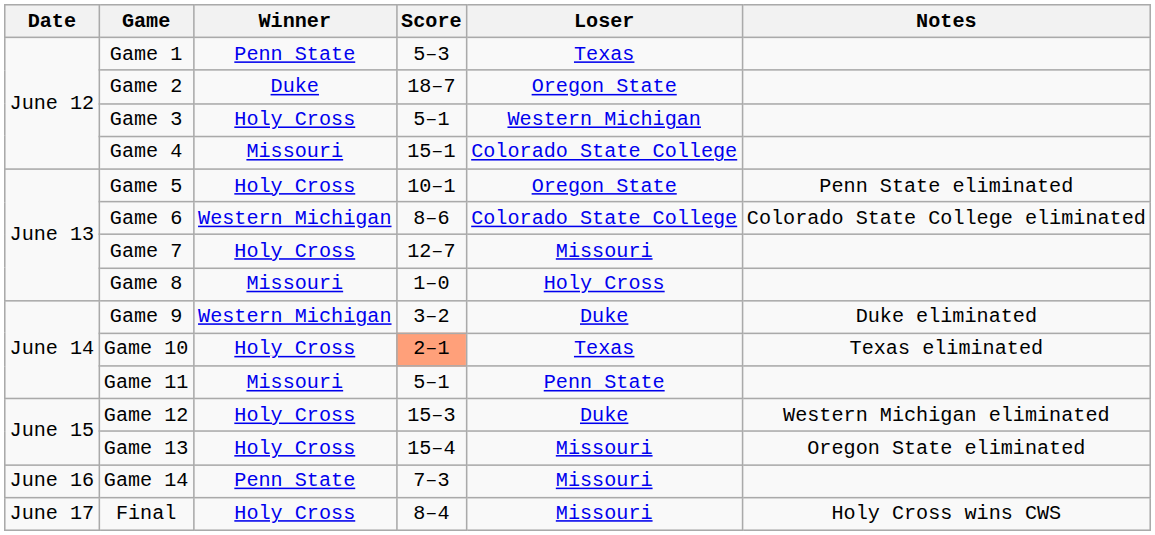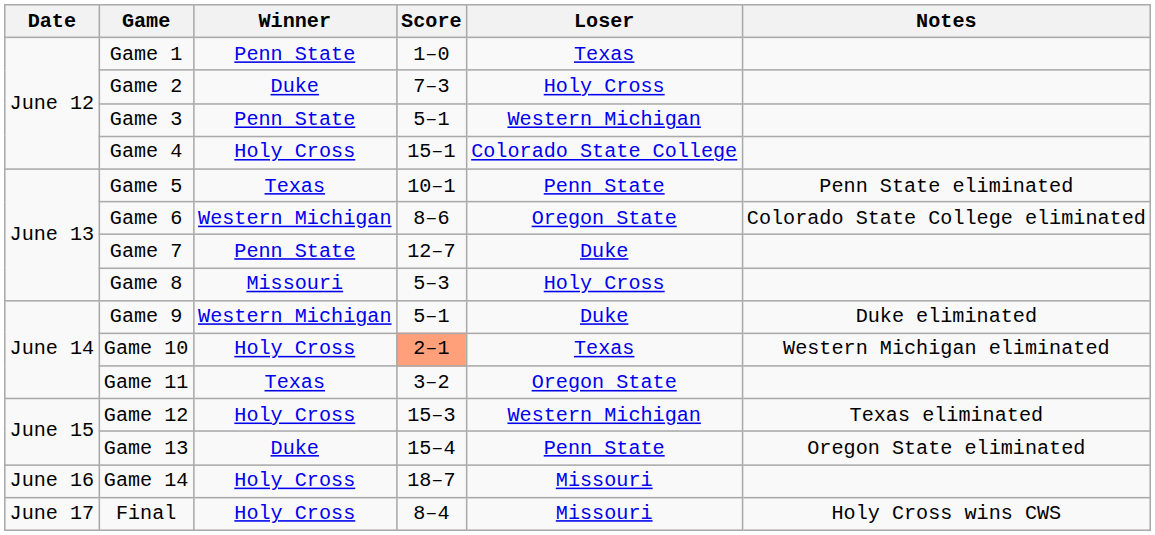(431, 54) 5–3 -> (431, 54) 1–0
(431, 87) 18–7 -> (431, 87) 7–3
(604, 87) Oregon State -> (604, 87) Holy Cross
(295, 120) Holy Cross -> (295, 120) Penn State
(295, 153) Missouri -> (295, 153) Holy Cross
(295, 185) Holy Cross -> (295, 185) Texas
(604, 185) Oregon State -> (604, 185) Penn State
(604, 218) Colorado State College -> (604, 218) Oregon State
(295, 251) Holy Cross -> (295, 251) Penn State
(604, 251) Missouri -> (604, 251) Duke
(431, 284) 1–0 -> (431, 284) 5–3
(431, 317) 3–2 -> (431, 317) 5–1
(946, 350) Texas eliminated -> (946, 350) Western Michigan eliminated
(295, 382) Missouri -> (295, 382) Texas
(431, 382) 5–1 -> (431, 382) 3–2
(604, 382) Penn State -> (604, 382) Oregon State
(604, 415) Duke -> (604, 415) Western Michigan
(946, 415) Western Michigan eliminated -> (946, 415) Texas eliminated
(295, 448) Holy Cross -> (295, 448) Duke
(604, 448) Missouri -> (604, 448) Penn State
(295, 481) Penn State -> (295, 481) Holy Cross
(431, 481) 7–3 -> (431, 481) 18–7
